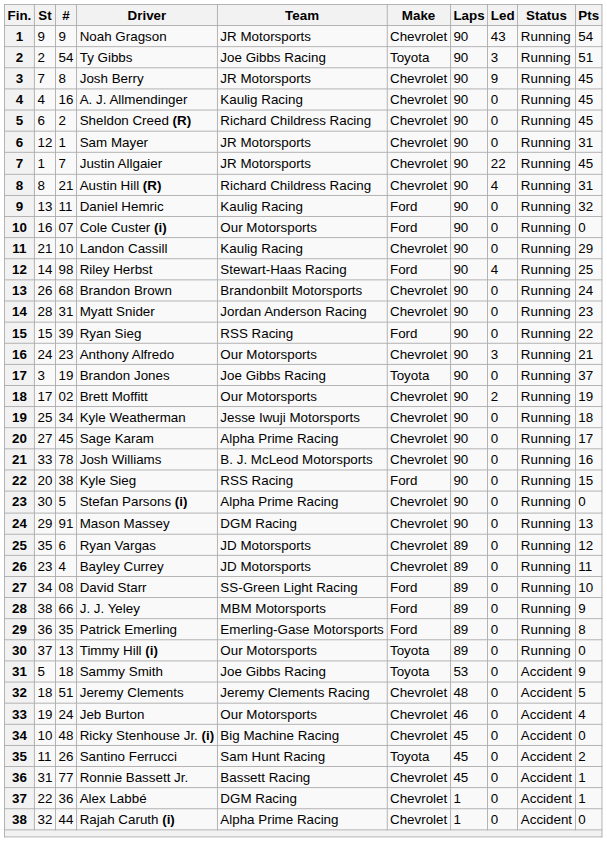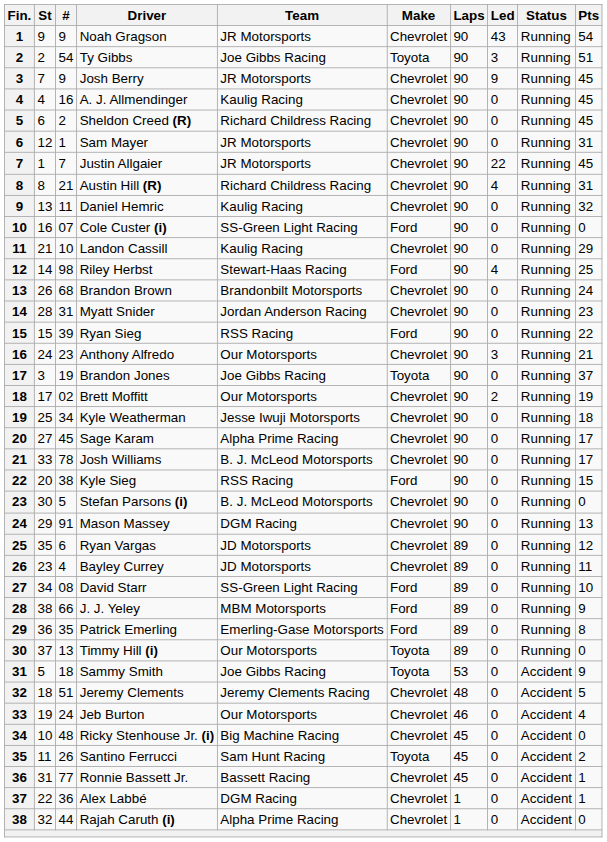(62, 79) 8 -> (62, 79) 9
(404, 206) Ford -> (419, 206) Chevrolet
(269, 227) Our Motorsports -> (289, 227) SS-Green Light Racing
(586, 460) 16 -> (586, 460) 17
(279, 502) Alpha Prime Racing -> (297, 502) B. J. McLeod Motorsports
